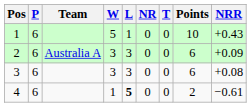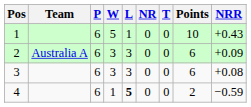columns swapped: (73, 14) <-> (35, 14)
(229, 92) −0.61 -> (229, 92) −0.59
